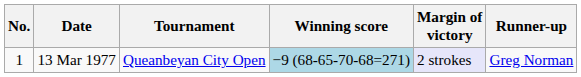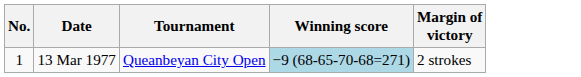- column: (531, 26)
(444, 60) lavender background -> (444, 60) no background
